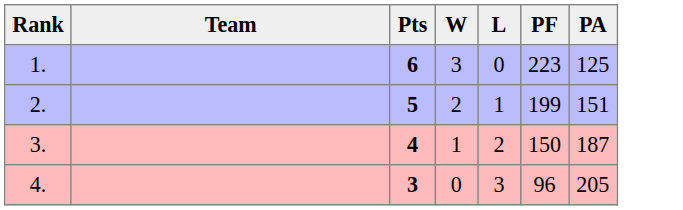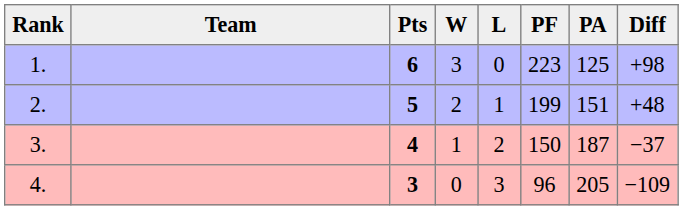+ column: (647, 24)
